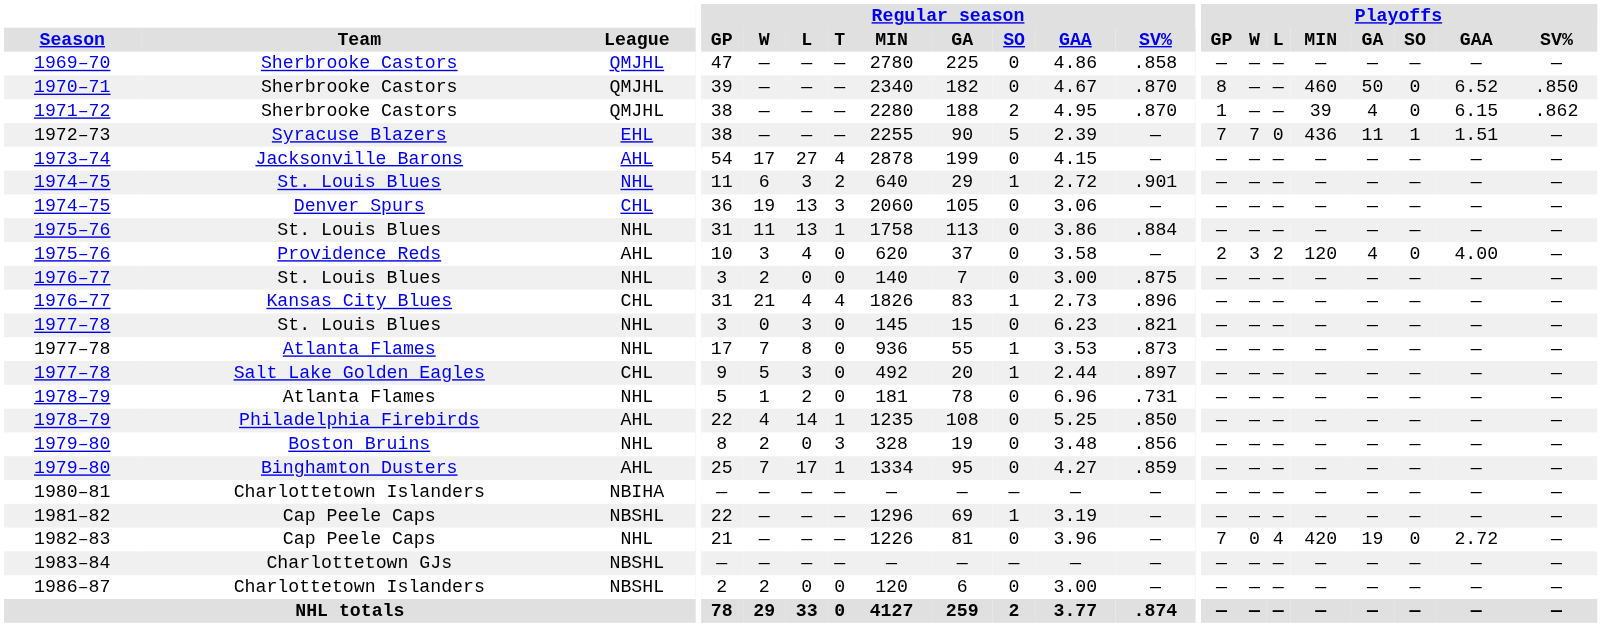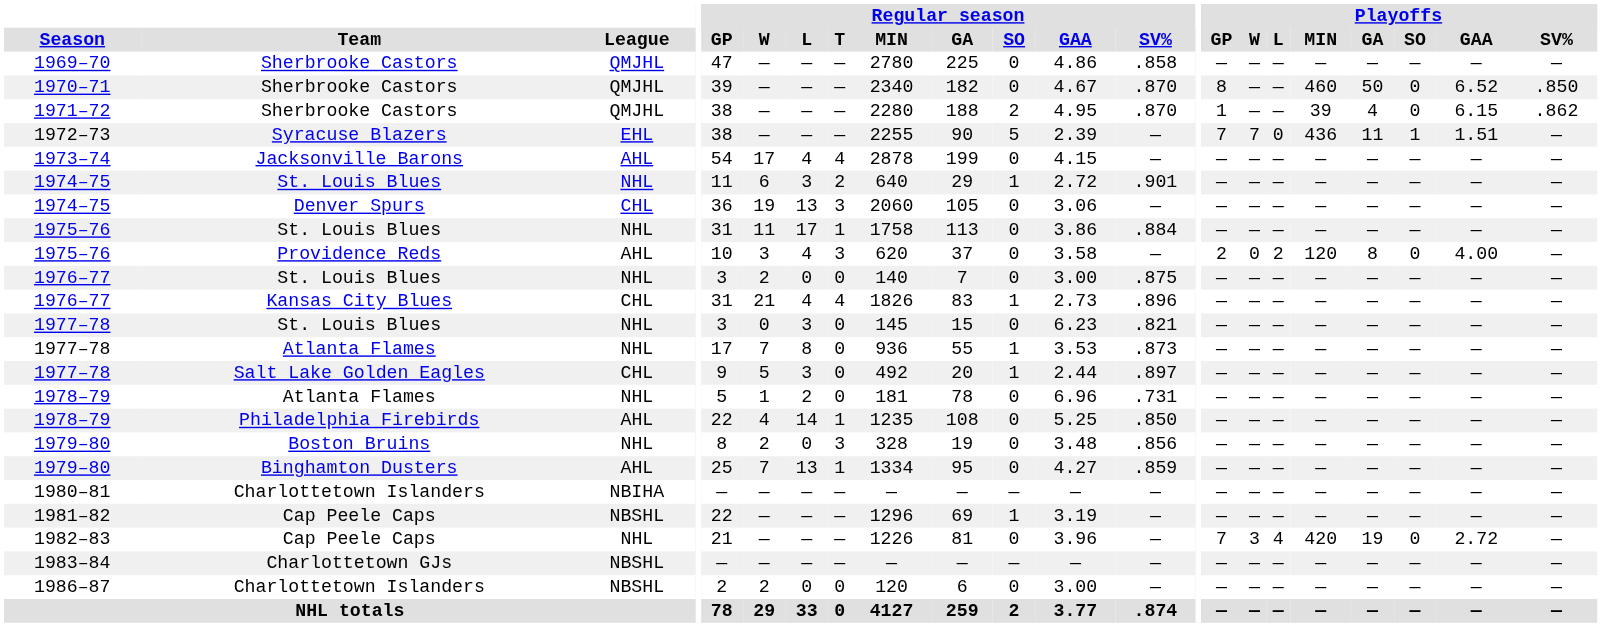(807, 159) 27 -> (807, 159) 4
(807, 230) 13 -> (807, 230) 17
(840, 254) 0 -> (840, 254) 3
(1255, 254) 3 -> (1255, 254) 0
(1373, 254) 4 -> (1373, 254) 8
(807, 468) 17 -> (807, 468) 13
(1255, 540) 0 -> (1255, 540) 3
